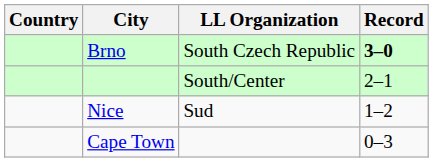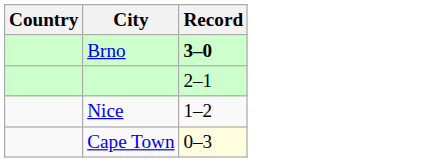- column: (269, 19)
(378, 141) no background -> (198, 141) lightyellow background
